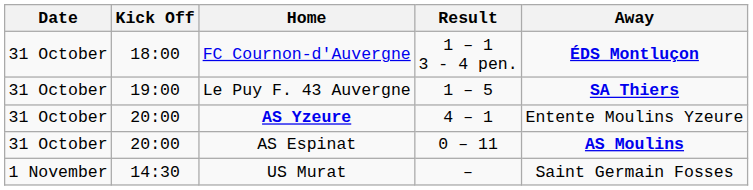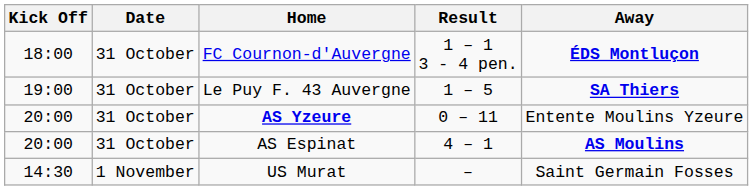columns swapped: (58, 18) <-> (155, 18)
(468, 118) 4 – 1 -> (468, 118) 0 – 11
(468, 145) 0 – 11 -> (468, 145) 4 – 1
